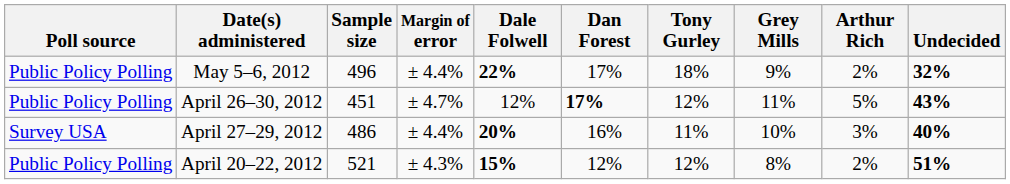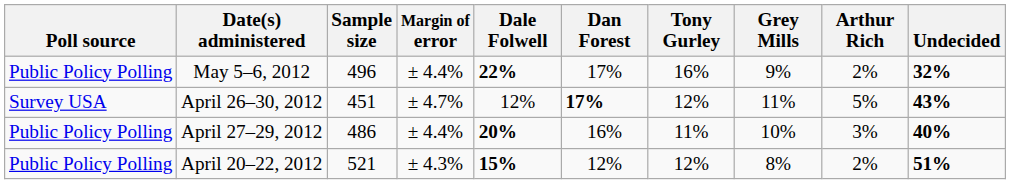(691, 71) 18% -> (691, 71) 16%
(91, 102) Public Policy Polling -> (58, 102) Survey USA
(58, 132) Survey USA -> (91, 132) Public Policy Polling
